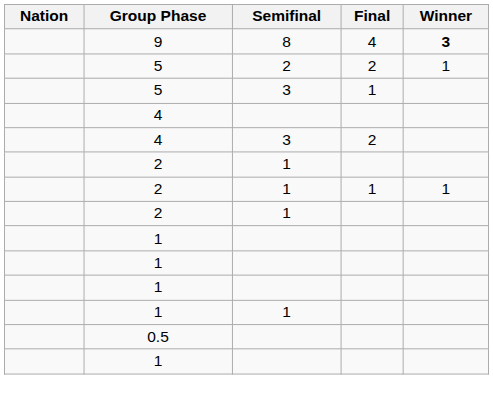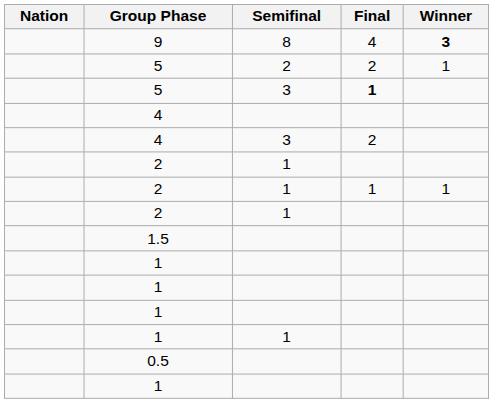(372, 90) normal -> (372, 90) bold
+ row: (158, 238)
